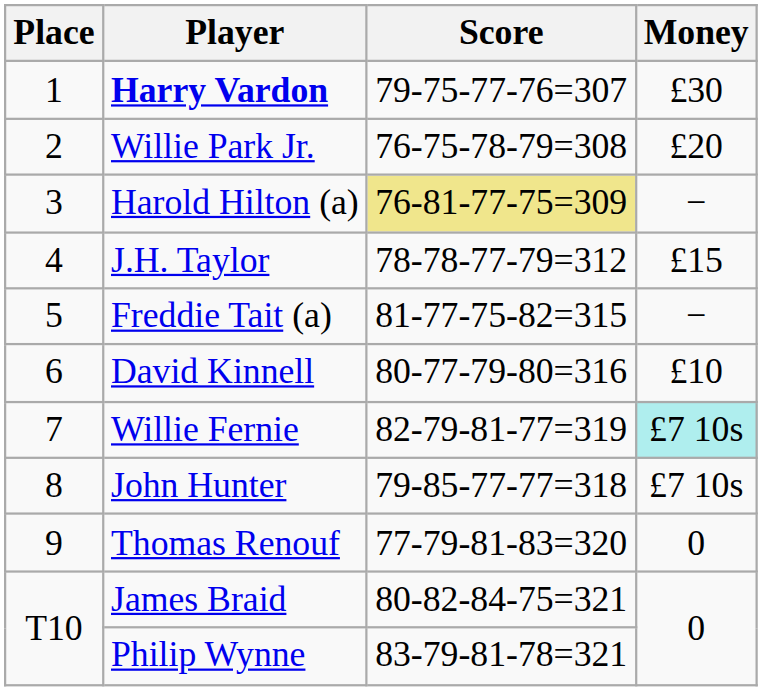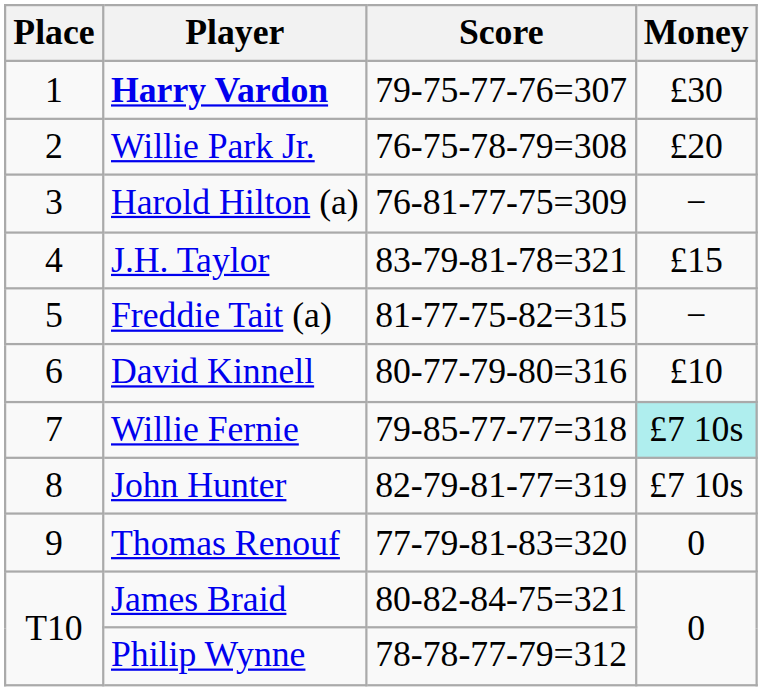(501, 202) khaki background -> (501, 202) no background
(501, 259) 78-78-77-79=312 -> (501, 259) 83-79-81-78=321
(501, 428) 82-79-81-77=319 -> (501, 428) 79-85-77-77=318
(501, 485) 79-85-77-77=318 -> (501, 485) 82-79-81-77=319
(501, 655) 83-79-81-78=321 -> (501, 655) 78-78-77-79=312
